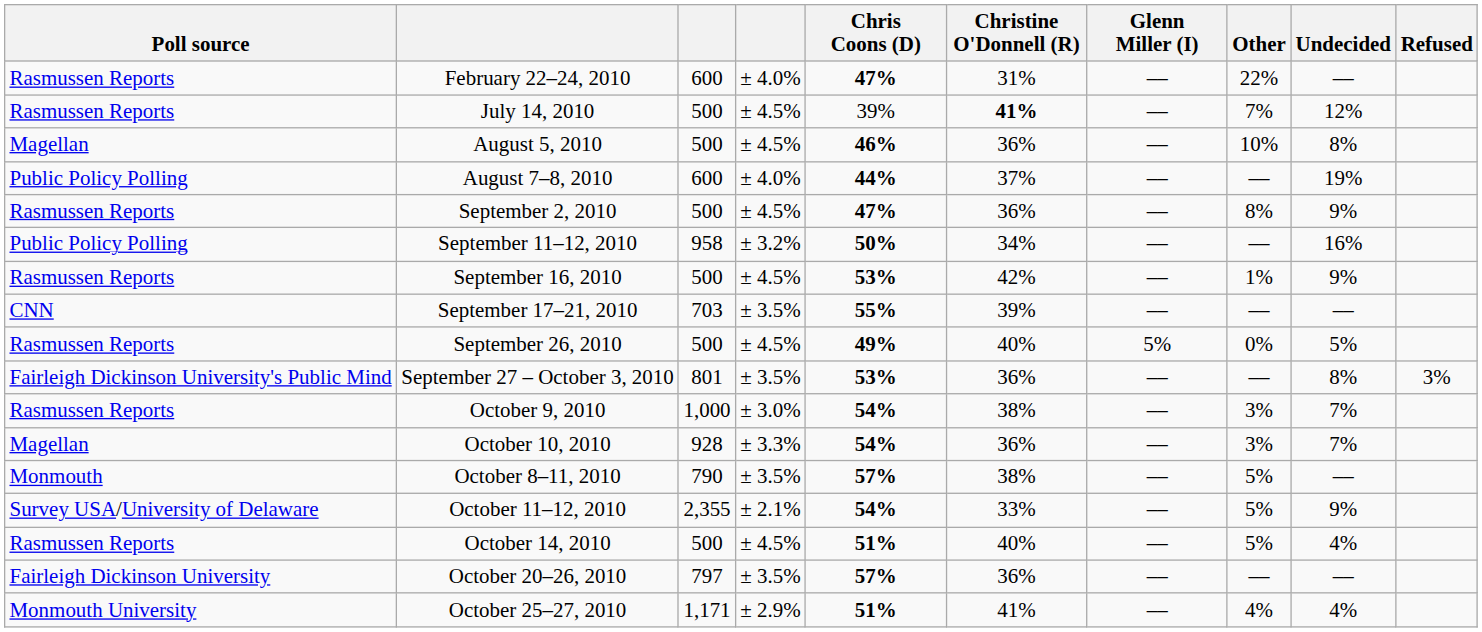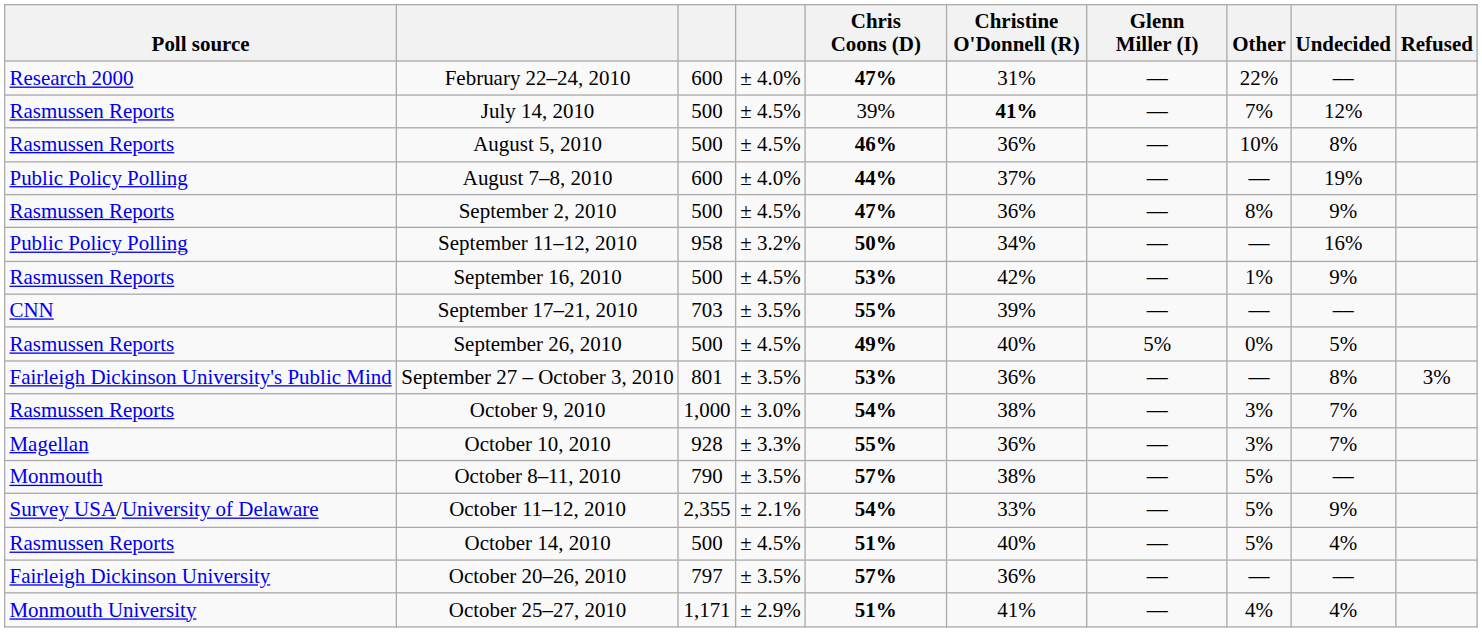(92, 77) Rasmussen Reports -> (71, 77) Research 2000
(49, 144) Magellan -> (92, 144) Rasmussen Reports
(876, 443) 54% -> (876, 443) 55%
